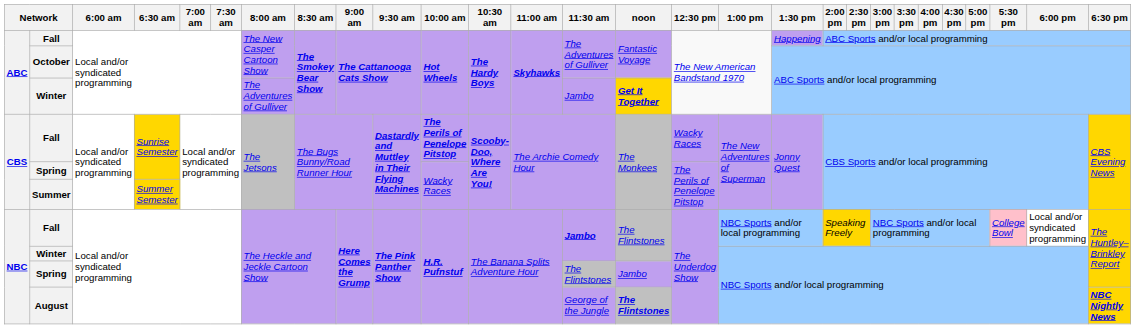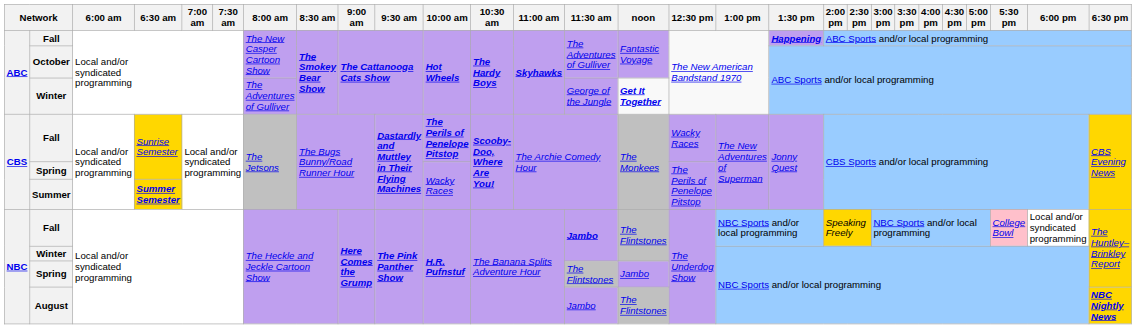(797, 38) normal -> (796, 38) bold
(579, 96) Jambo -> (589, 96) George of the Jungle
(638, 96) gold background -> (640, 96) no background
(157, 195) normal -> (158, 195) bold
(587, 306) George of the Jungle -> (581, 306) Jambo
(644, 306) bold -> (643, 306) normal
